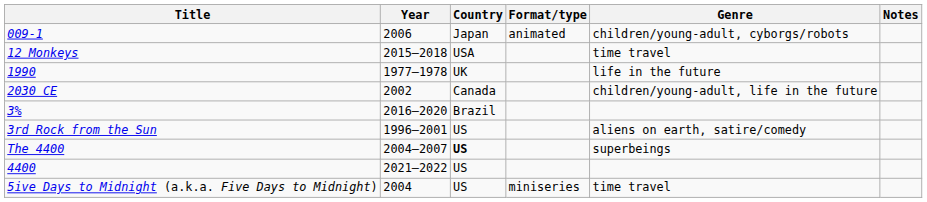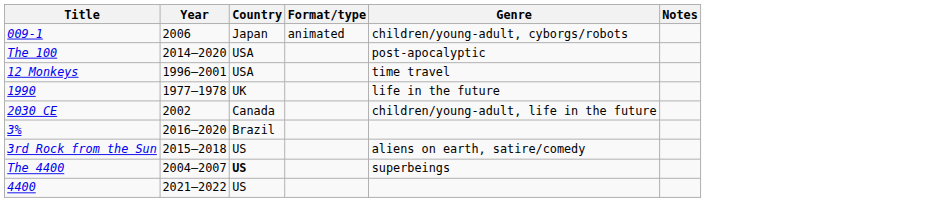+ row: (32, 53)
(415, 53) 2015–2018 -> (195, 72) 1996–2001
(415, 130) 1996–2001 -> (195, 149) 2015–2018
- row: (192, 188)
